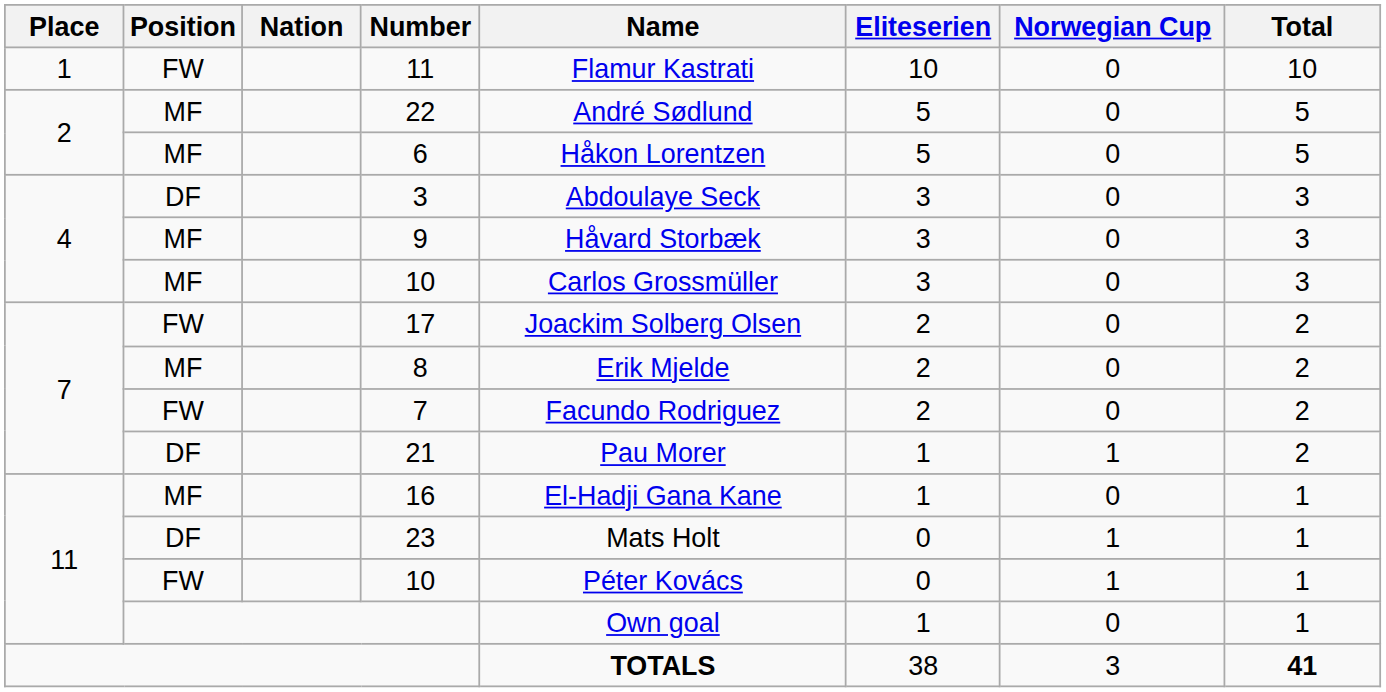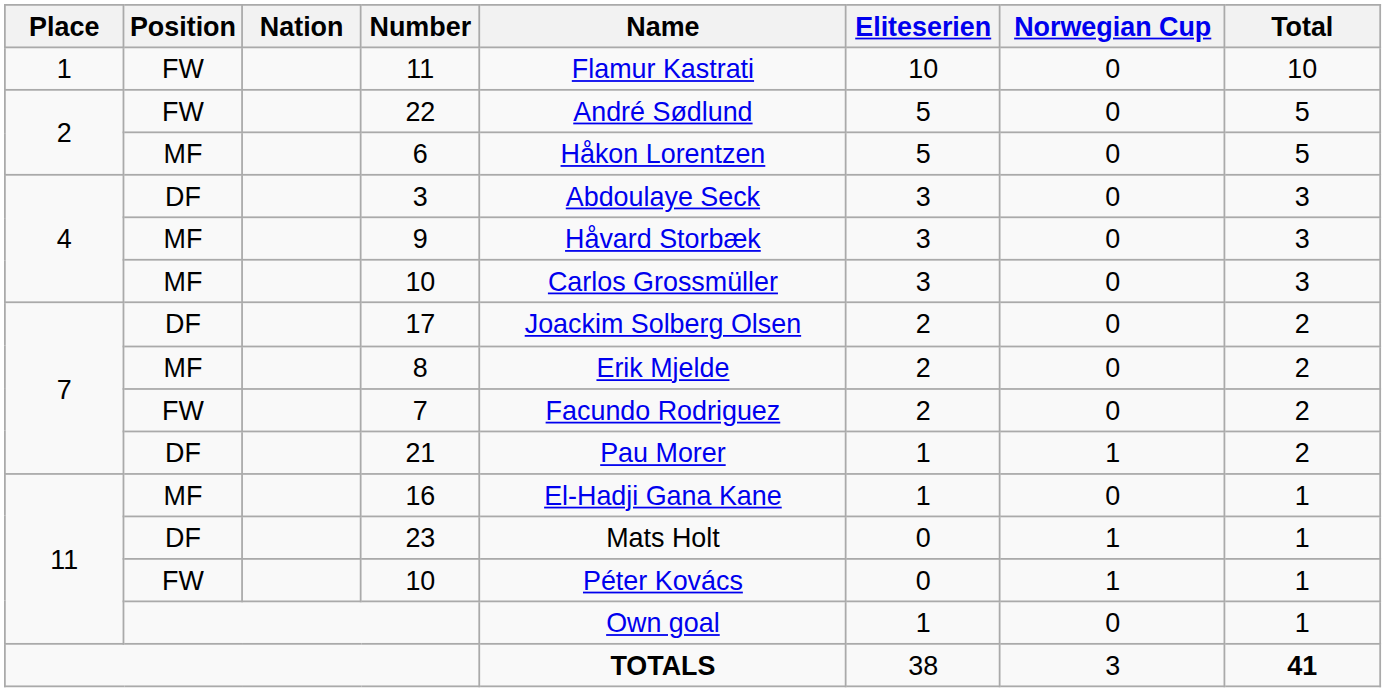(183, 112) MF -> (183, 112) FW
(183, 325) FW -> (183, 325) DF
